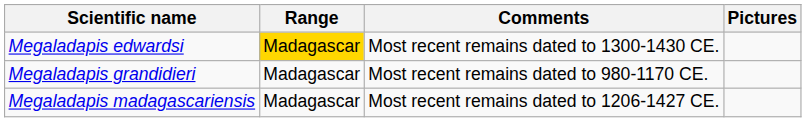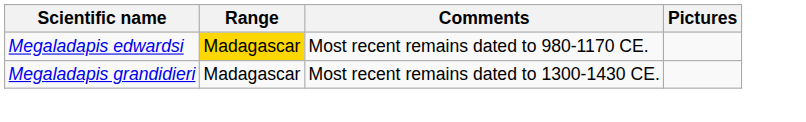(544, 46) Most recent remains dated to 1300-1430 CE. -> (479, 46) Most recent remains dated to 980-1170 CE.
(538, 74) Most recent remains dated to 980-1170 CE. -> (484, 74) Most recent remains dated to 1300-1430 CE.
- row: (132, 102)
